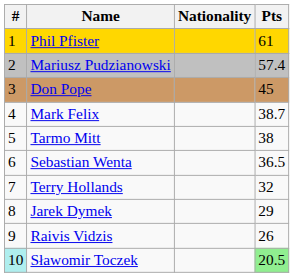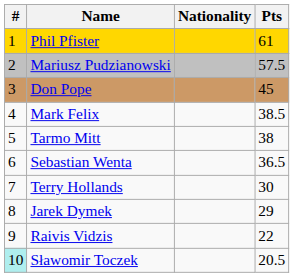(272, 65) 57.4 -> (272, 65) 57.5
(272, 114) 38.7 -> (272, 114) 38.5
(266, 187) 32 -> (266, 187) 30
(266, 235) 26 -> (266, 235) 22
(272, 260) lightgreen background -> (272, 260) no background
